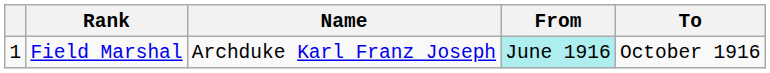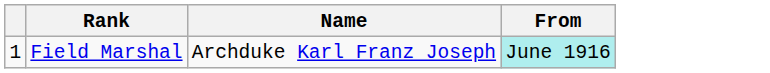- column: (690, 21)
